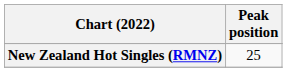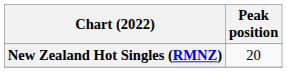(254, 55) 25 -> (254, 55) 20
